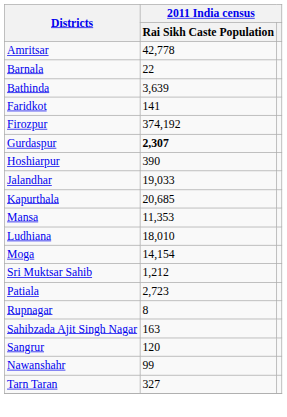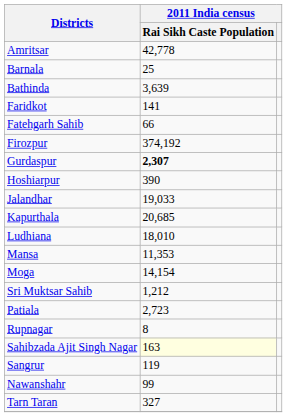(148, 69) 22 -> (148, 69) 25
+ row: (45, 124)
rows swapped: (29, 236) <-> (23, 217)
(151, 328) no background -> (151, 347) lightyellow background
(151, 347) 120 -> (151, 365) 119
